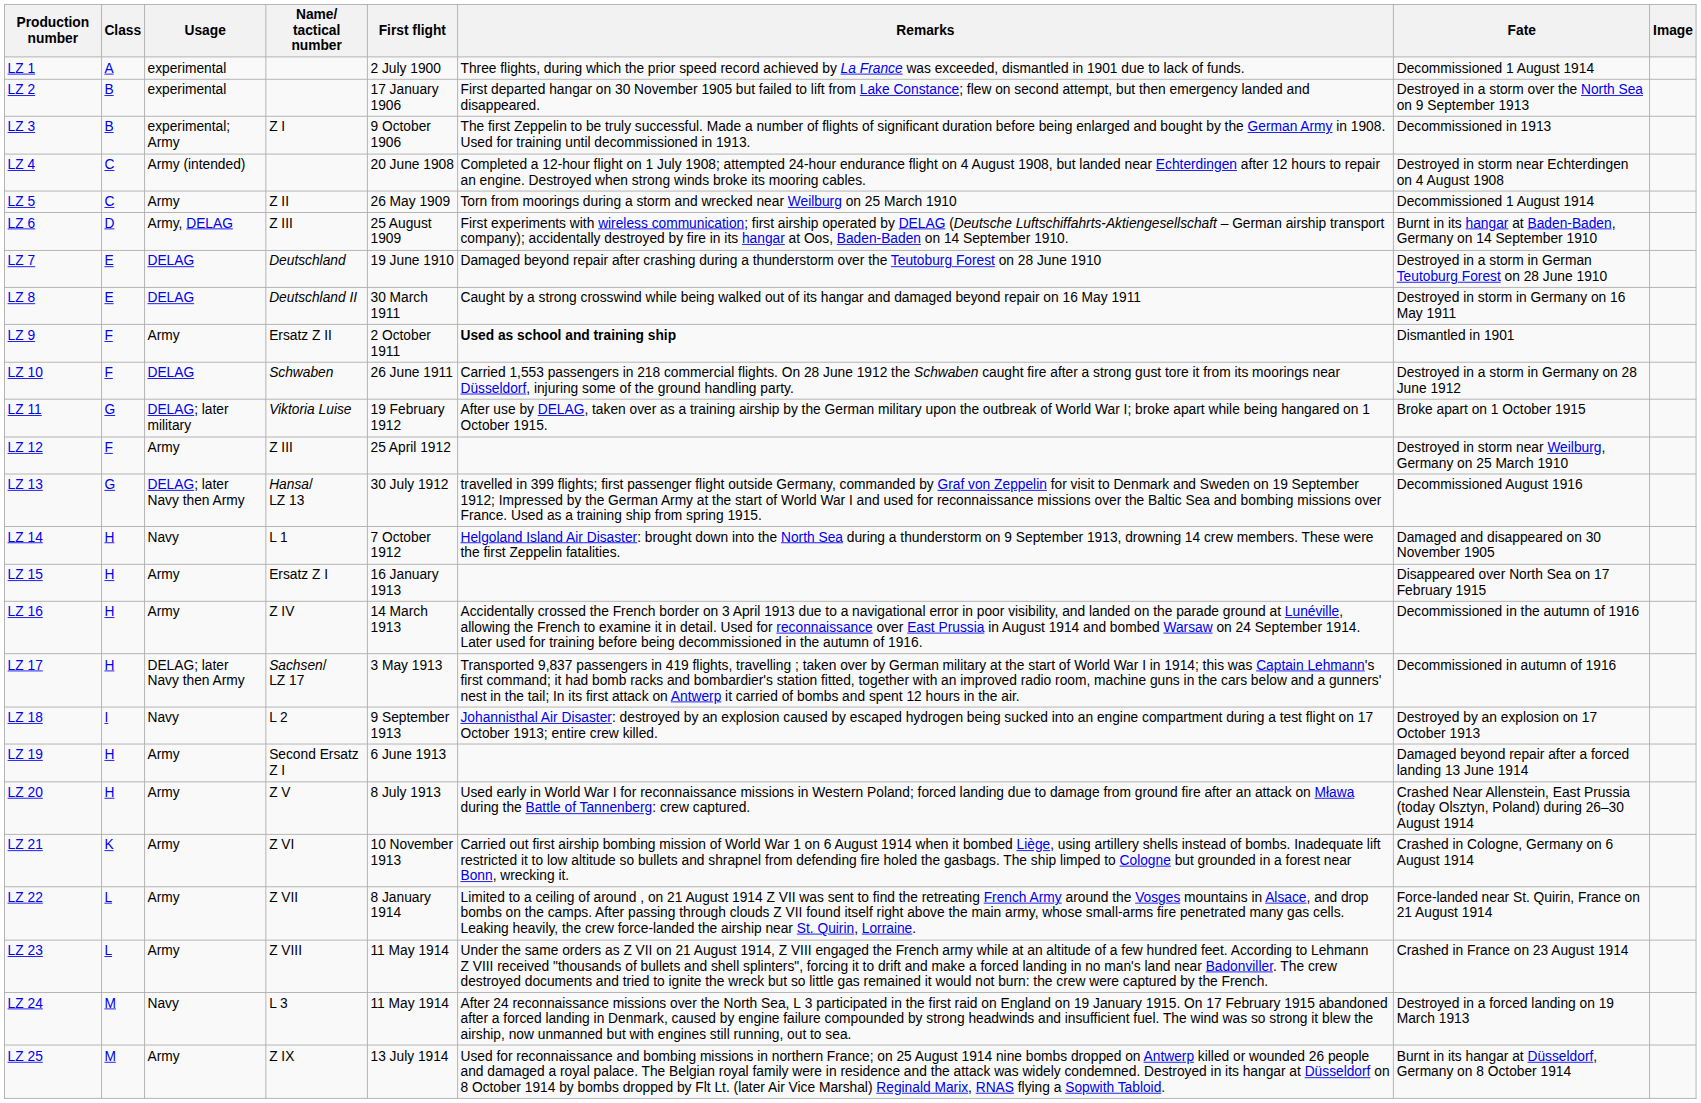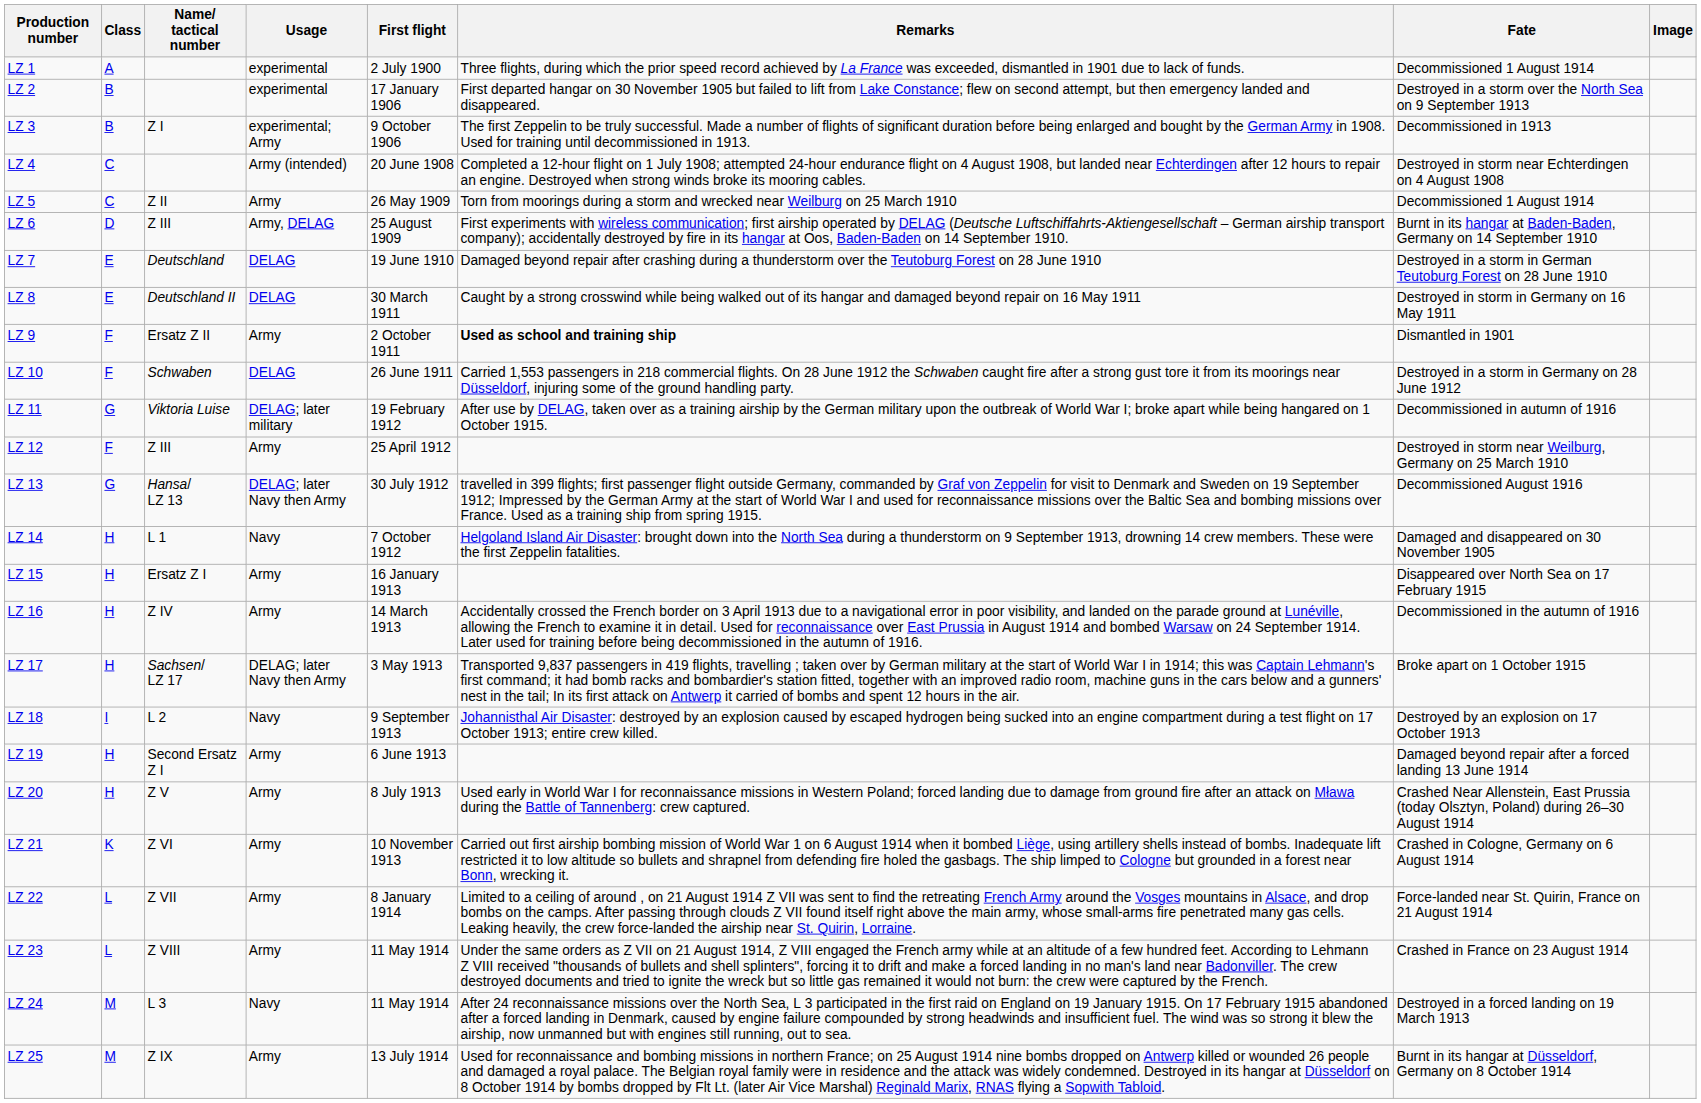columns swapped: (317, 30) <-> (205, 30)
(1491, 410) Broke apart on 1 October 1915 -> (1506, 410) Decommissioned in autumn of 1916
(1506, 665) Decommissioned in autumn of 1916 -> (1491, 665) Broke apart on 1 October 1915
